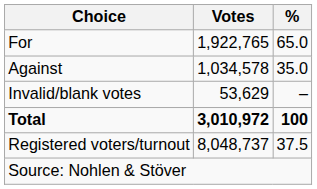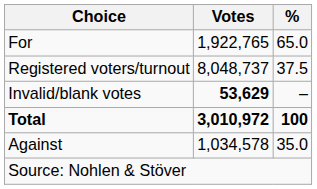rows swapped: (35, 68) <-> (99, 145)
(244, 94) normal -> (244, 94) bold
